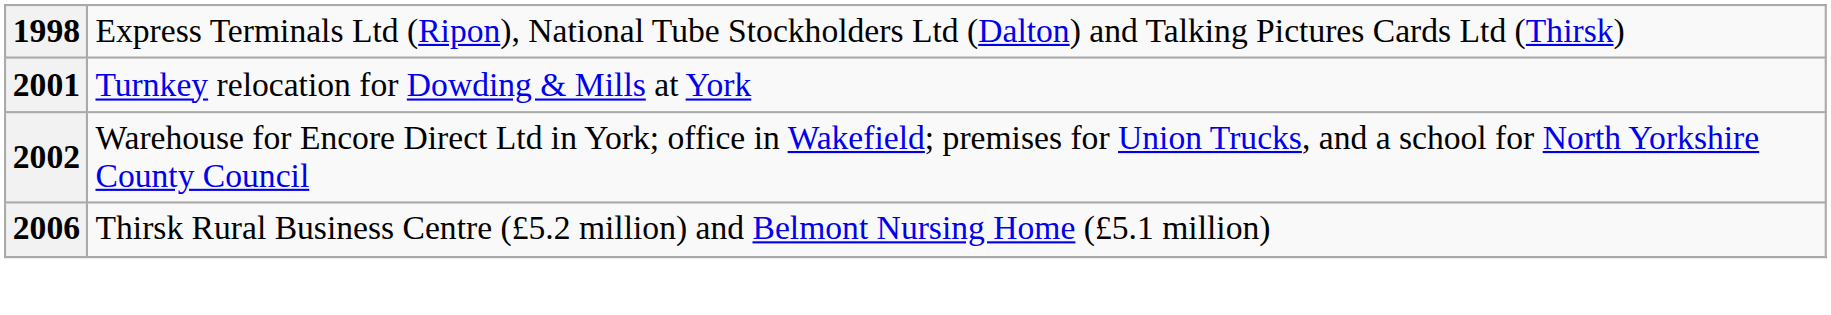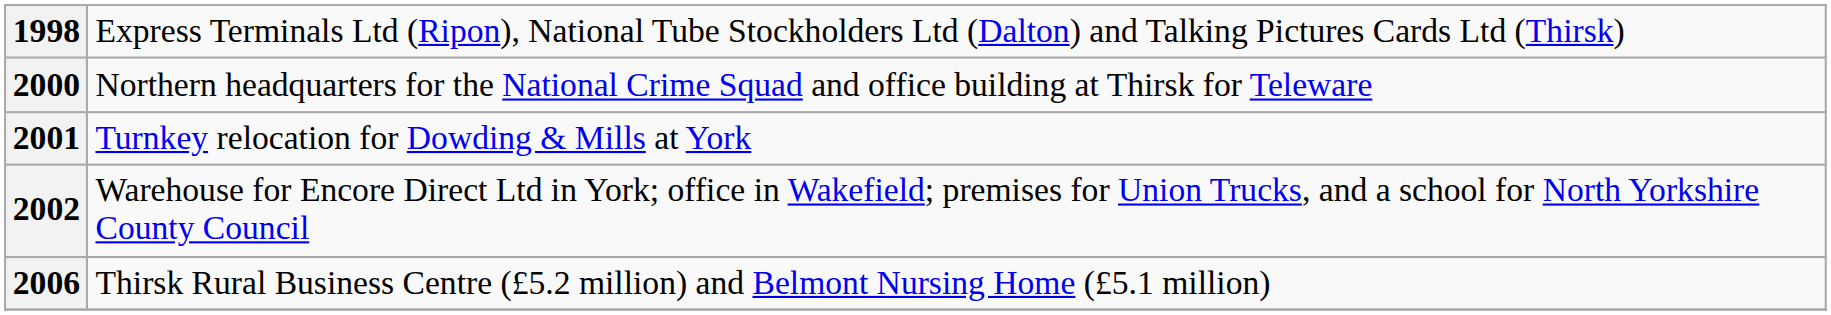+ row: (46, 84)
